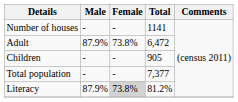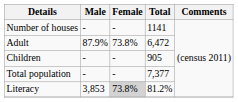(95, 89) 87.9% -> (94, 89) 3,853
